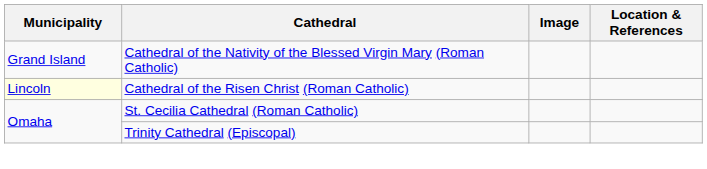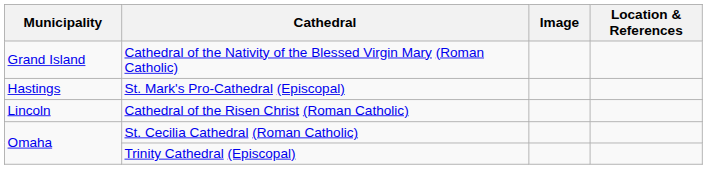+ row: (235, 89)
(29, 89) lightyellow background -> (29, 110) no background
